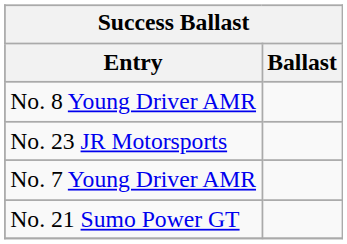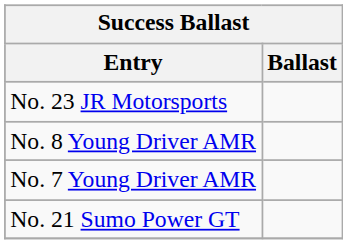rows swapped: (119, 140) <-> (133, 101)
